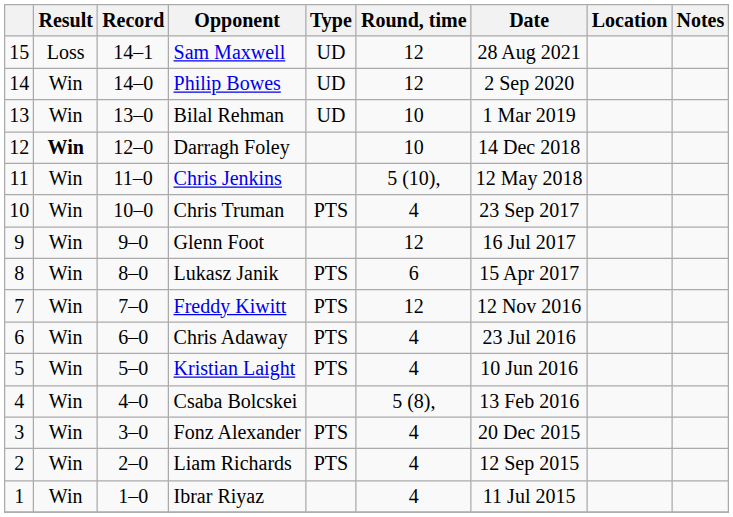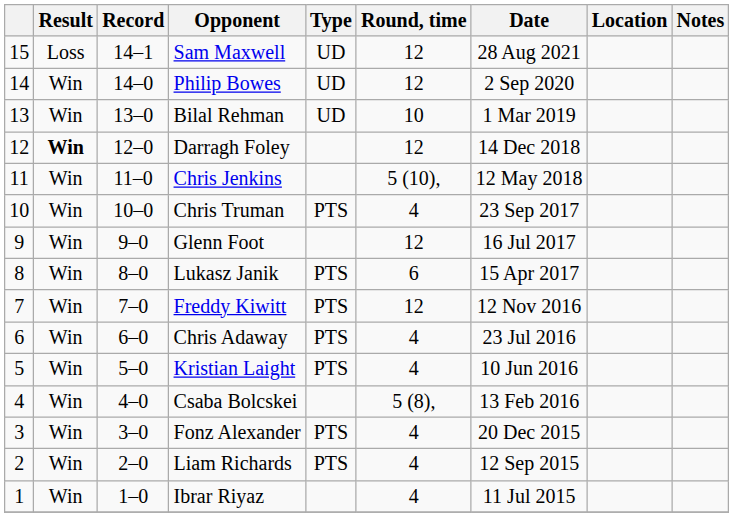(414, 147) 10 -> (414, 147) 12
